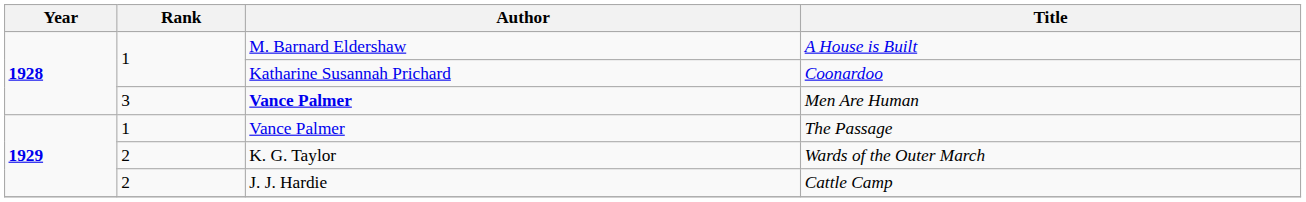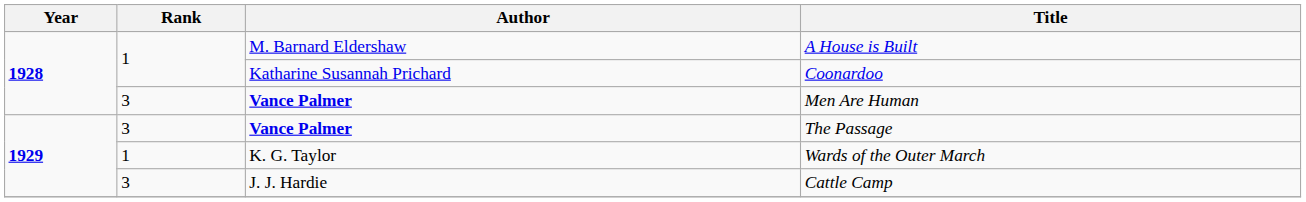(126, 127) 1 -> (126, 127) 3
(297, 127) normal -> (301, 127) bold
(126, 155) 2 -> (126, 155) 1
(126, 182) 2 -> (126, 182) 3
